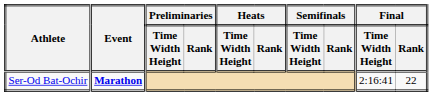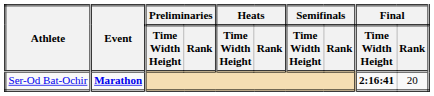(376, 81) normal -> (377, 81) bold
(411, 81) 22 -> (412, 81) 20
